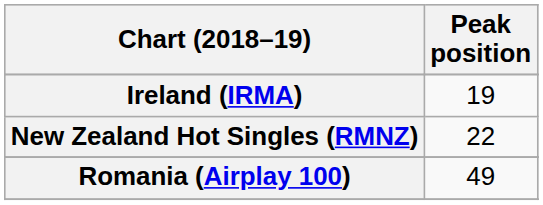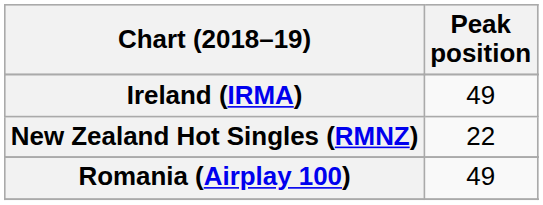(481, 95) 19 -> (481, 95) 49
